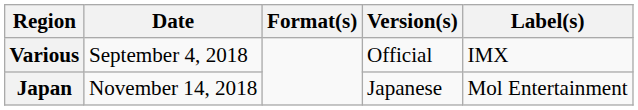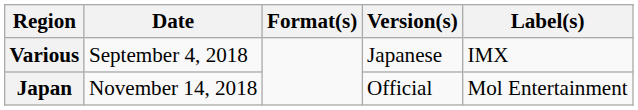(400, 54) Official -> (405, 54) Japanese
(405, 88) Japanese -> (400, 88) Official
